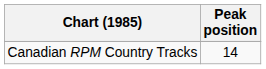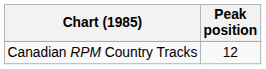(230, 52) 14 -> (230, 52) 12
